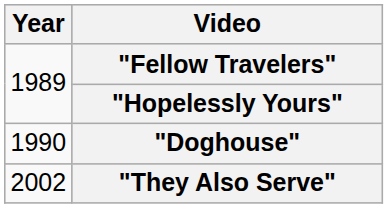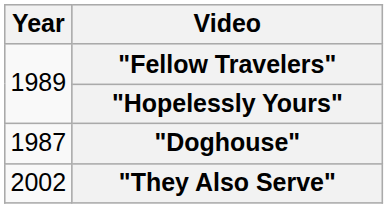(38, 143) 1990 -> (38, 143) 1987
